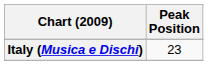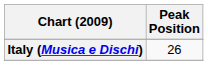(174, 49) 23 -> (174, 49) 26
